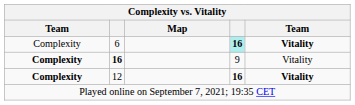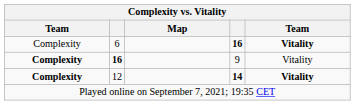(237, 44) paleturquoise background -> (237, 44) no background
(237, 76) 16 -> (237, 76) 14
